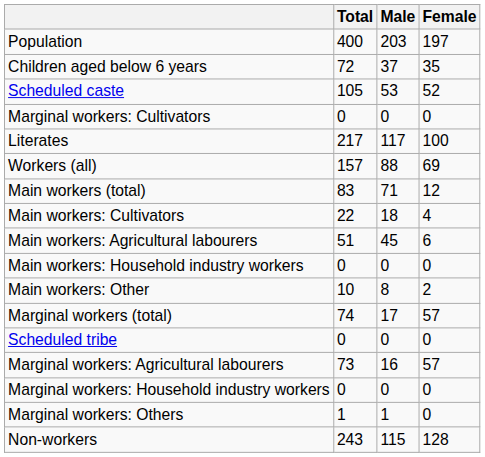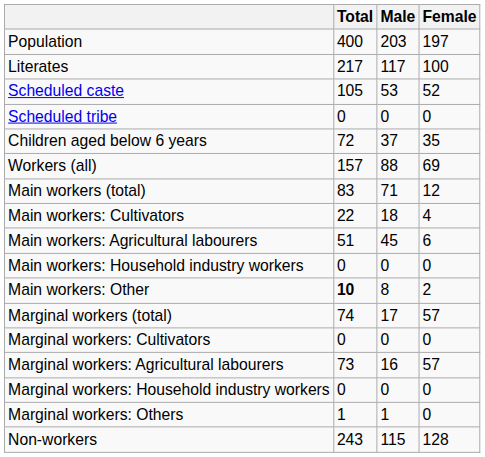rows swapped: (107, 66) <-> (38, 141)
rows swapped: (63, 340) <-> (109, 116)
(346, 290) normal -> (346, 290) bold
